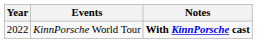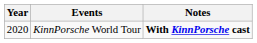(18, 30) 2022 -> (18, 30) 2020
